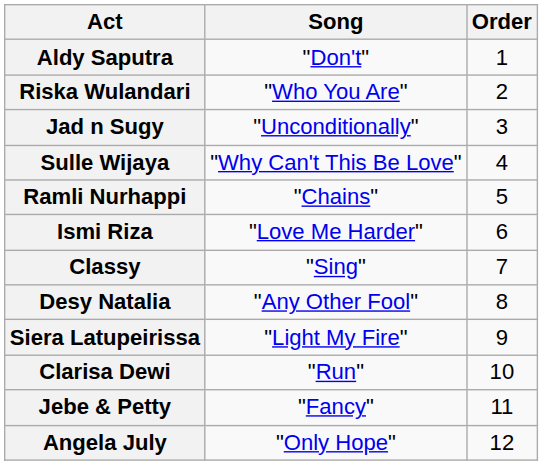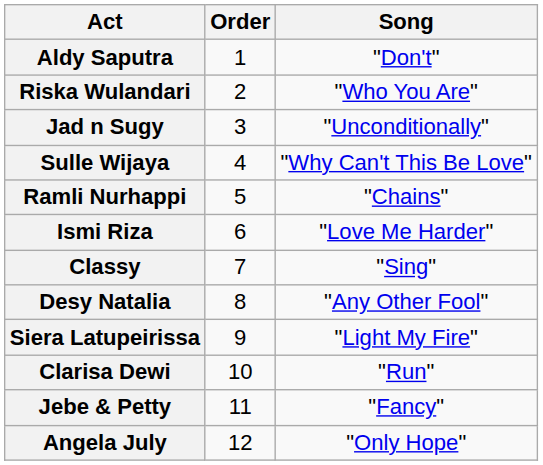columns swapped: (502, 22) <-> (336, 22)
